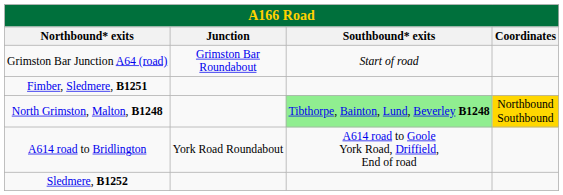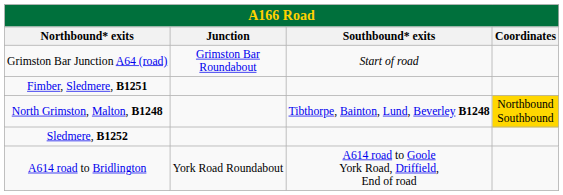(389, 111) lightgreen background -> (389, 111) no background
rows swapped: (87, 181) <-> (87, 149)
